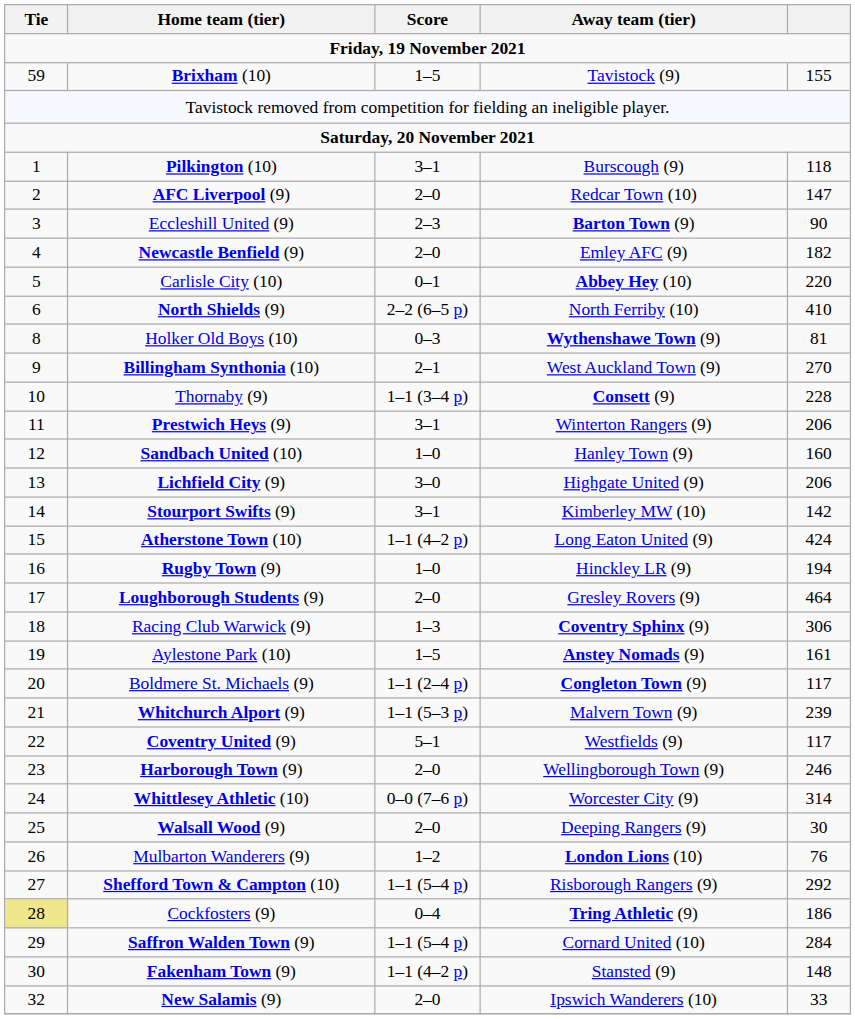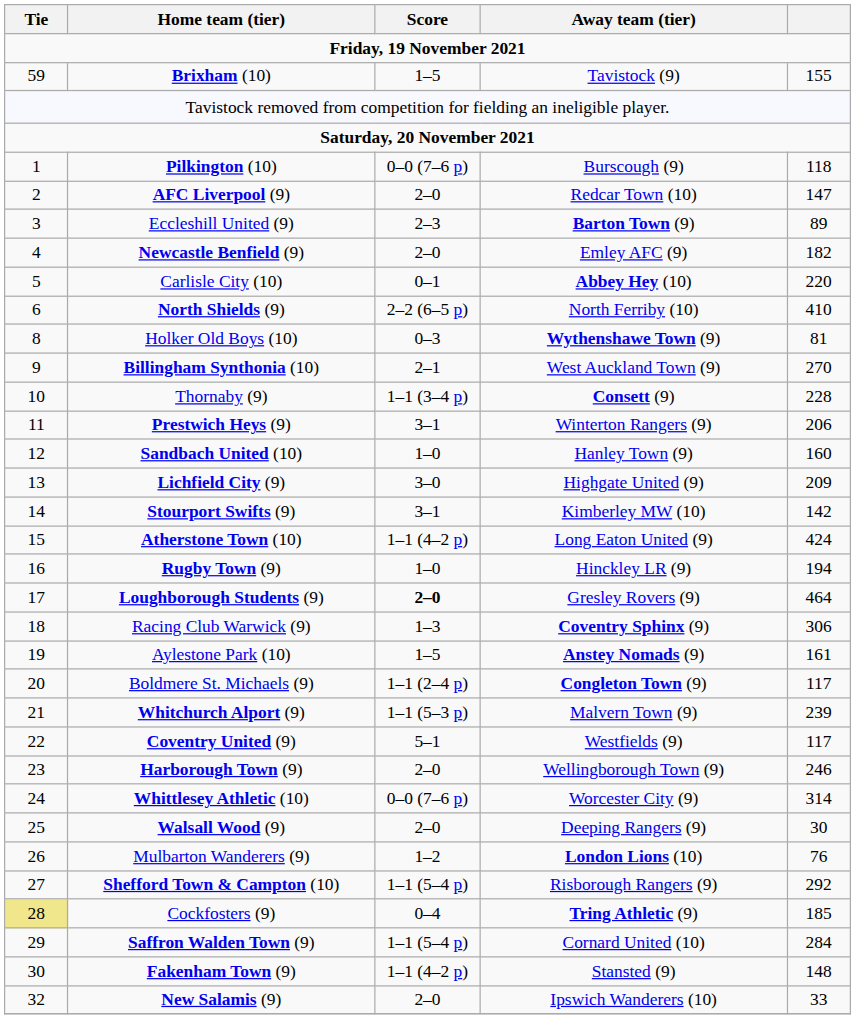(427, 166) 3–1 -> (427, 166) 0–0 (7–6 p)
(819, 224) 90 -> (819, 224) 89
(819, 482) 206 -> (819, 482) 209
(427, 597) normal -> (427, 597) bold
(819, 913) 186 -> (819, 913) 185
